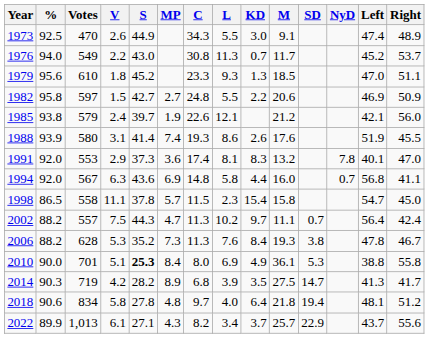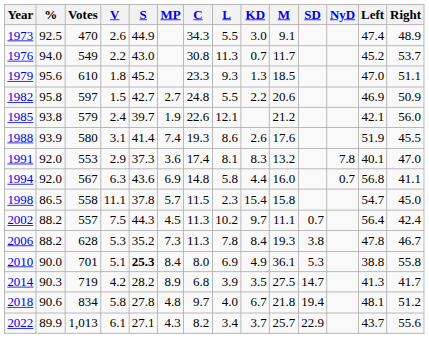(173, 220) 4.7 -> (173, 220) 4.5
(230, 240) 7.6 -> (230, 240) 7.8
(259, 302) 6.4 -> (259, 302) 6.7
